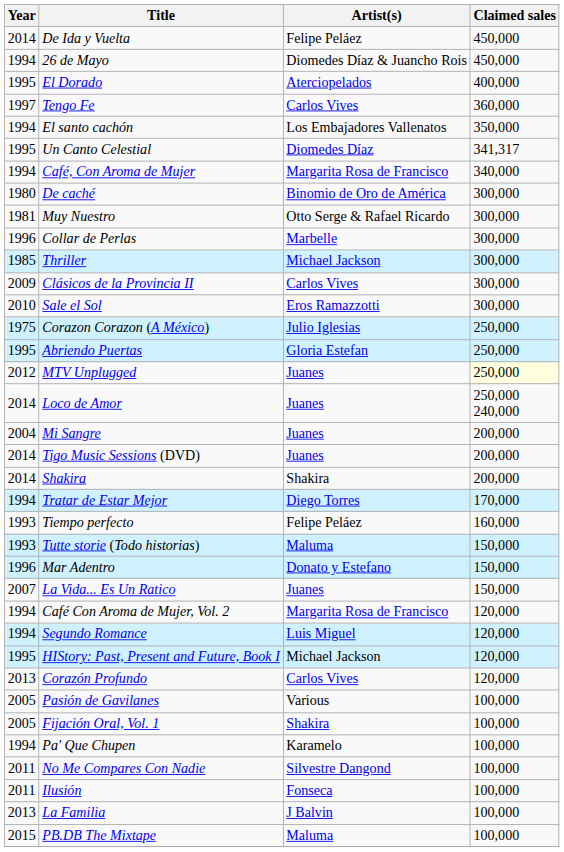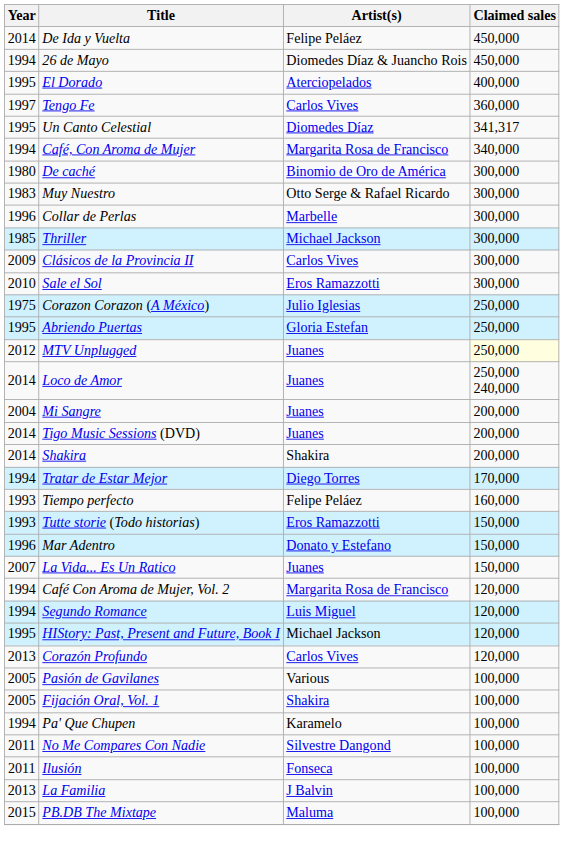- row: (88, 127)
(22, 216) 1981 -> (22, 194) 1983
(310, 545) Maluma -> (333, 522) Eros Ramazzotti
